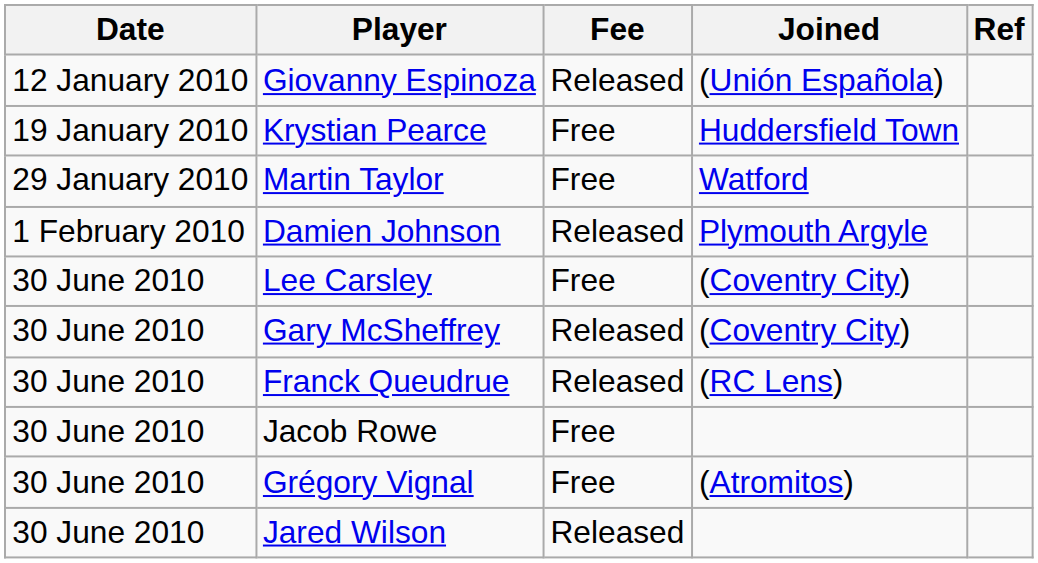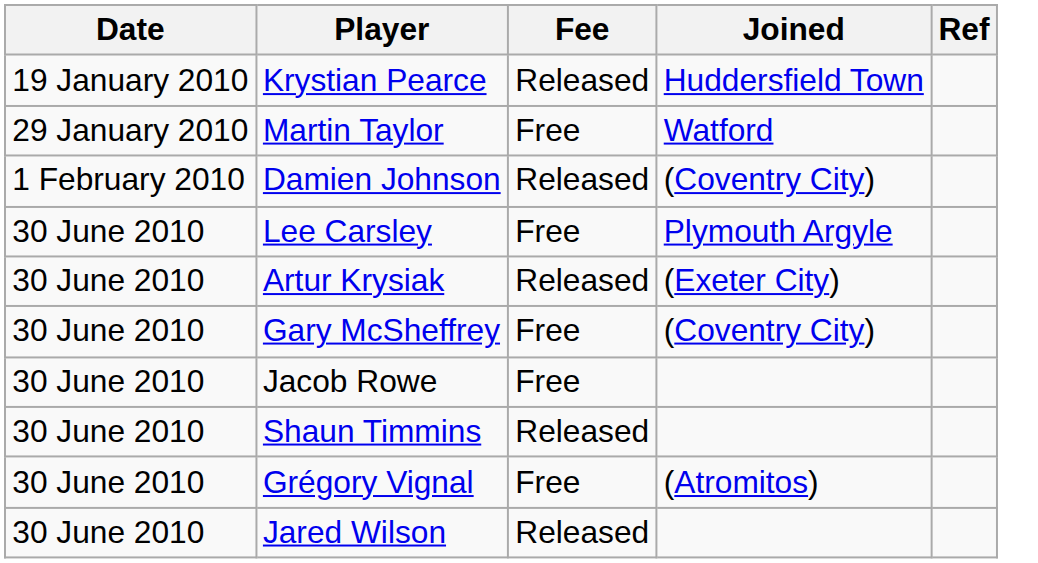- row: (399, 79)
(583, 130) Free -> (582, 79) Released
(813, 230) Plymouth Argyle -> (769, 180) (Coventry City)
(805, 280) (Coventry City) -> (778, 230) Plymouth Argyle
+ row: (354, 280)
(617, 331) Released -> (548, 331) Free
- row: (386, 381)
+ row: (372, 431)
